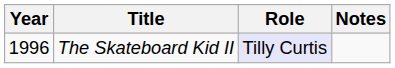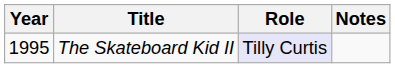(29, 47) 1996 -> (29, 47) 1995
